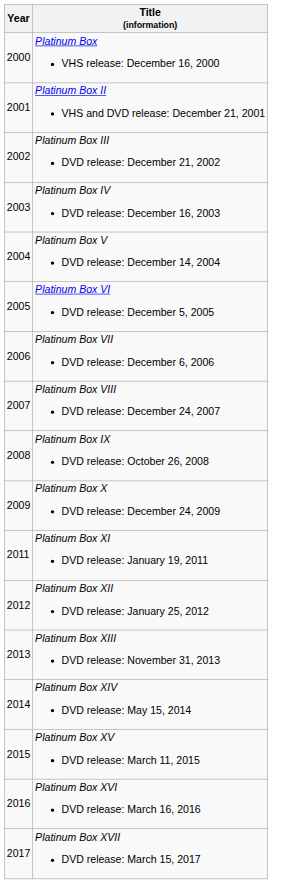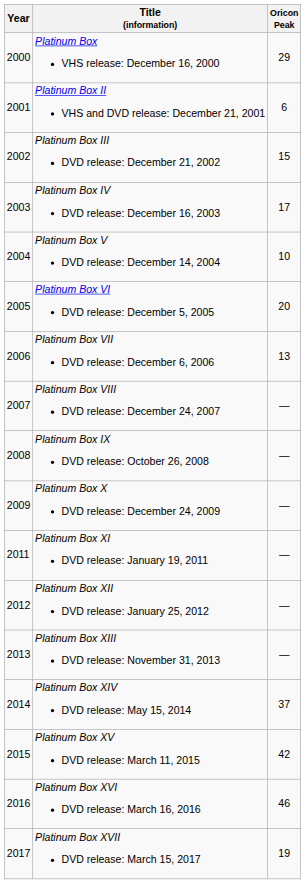+ column: (284, 19)
